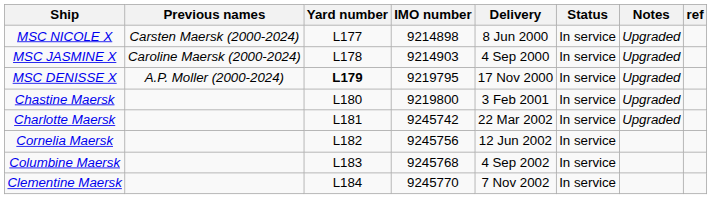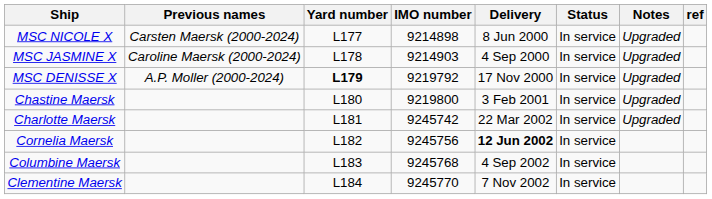(433, 78) 9219795 -> (433, 78) 9219792
(515, 141) normal -> (515, 141) bold
